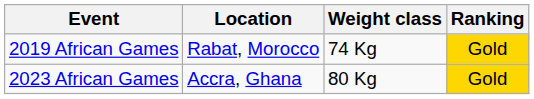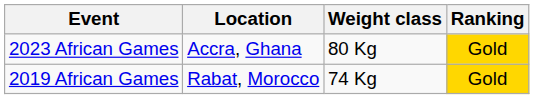rows swapped: (94, 49) <-> (94, 78)
